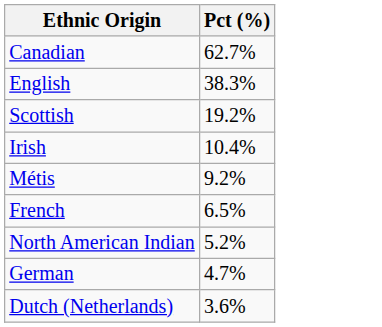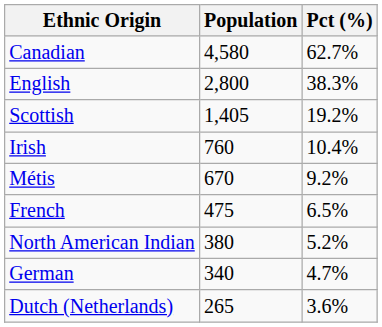+ column: (251, 20)
